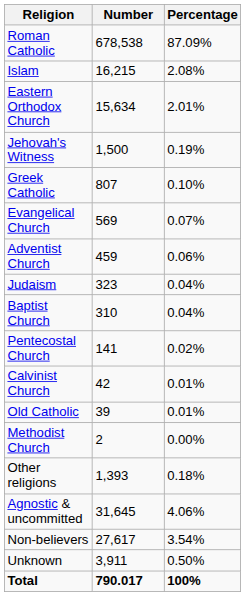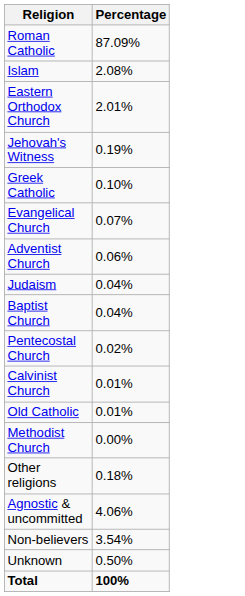- column: (128, 14)
